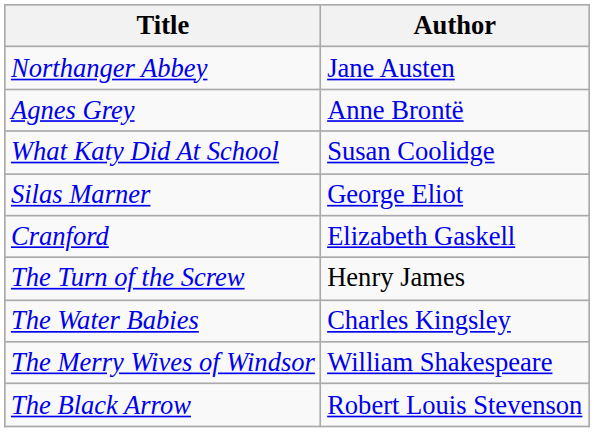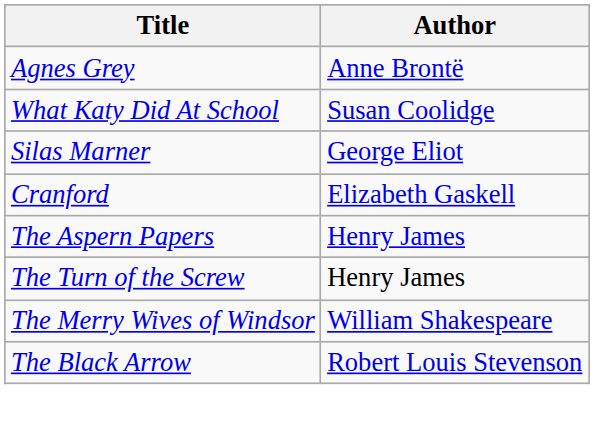- row: (109, 67)
+ row: (113, 236)
- row: (105, 320)
